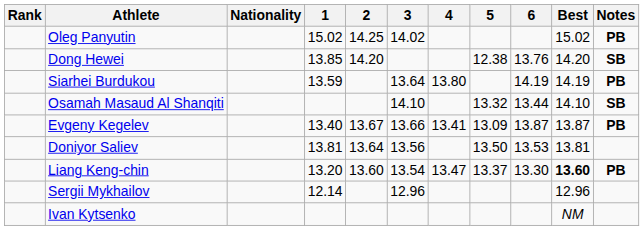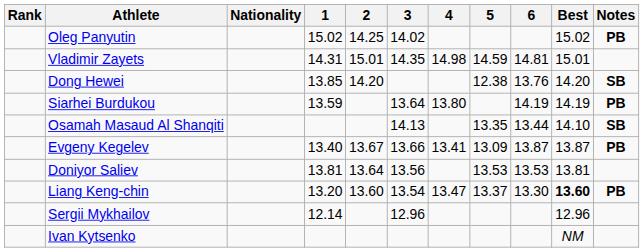+ row: (96, 59)
(408, 103) 14.10 -> (408, 125) 14.13
(490, 103) 13.32 -> (490, 125) 13.35
(490, 147) 13.50 -> (490, 170) 13.53
